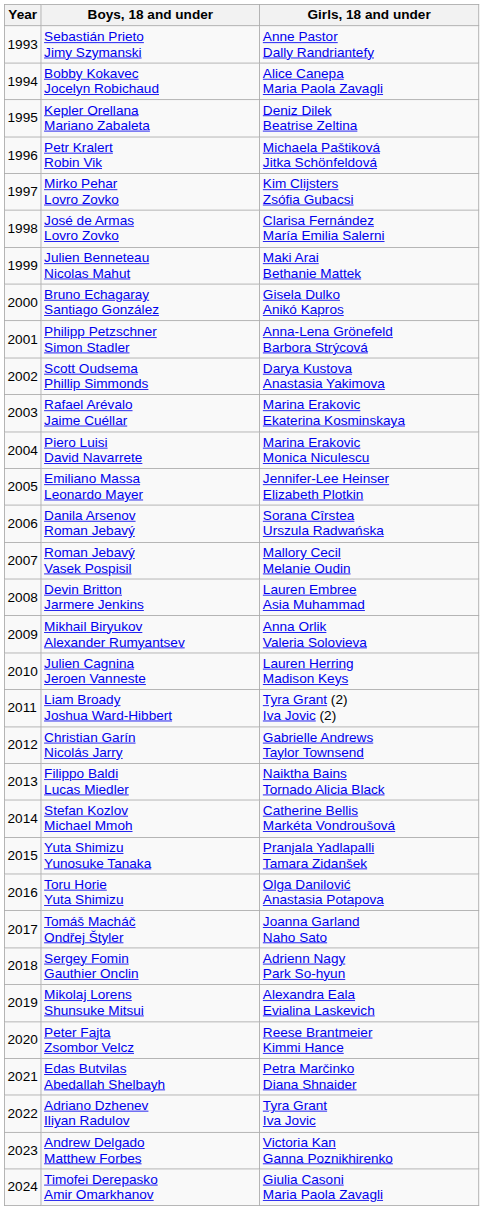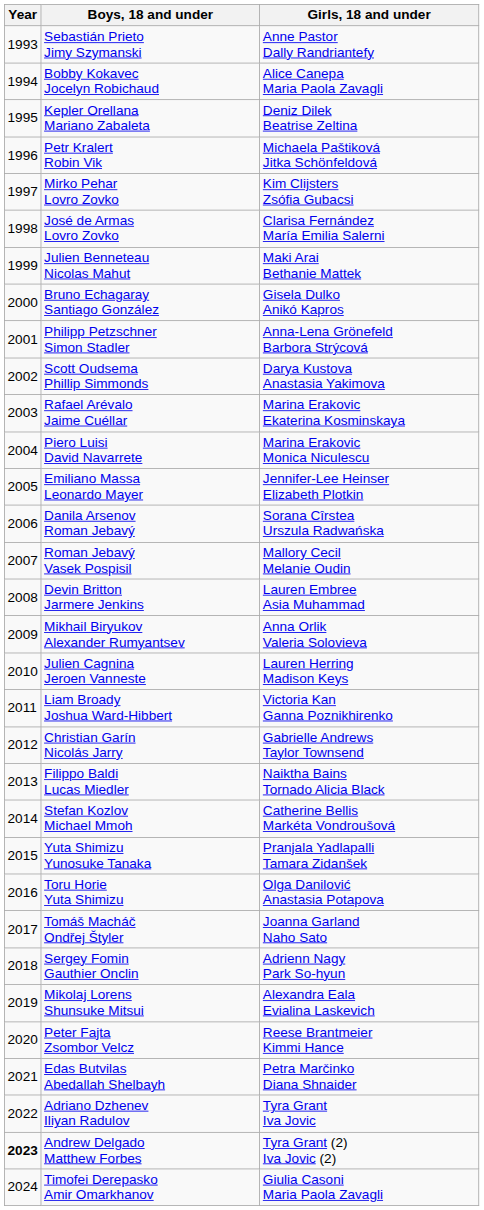(305, 708) Tyra Grant (2) Iva Jovic (2) -> (328, 708) Victoria Kan Ganna Poznikhirenko
(23, 1150) normal -> (23, 1150) bold
(328, 1150) Victoria Kan Ganna Poznikhirenko -> (305, 1150) Tyra Grant (2) Iva Jovic (2)
